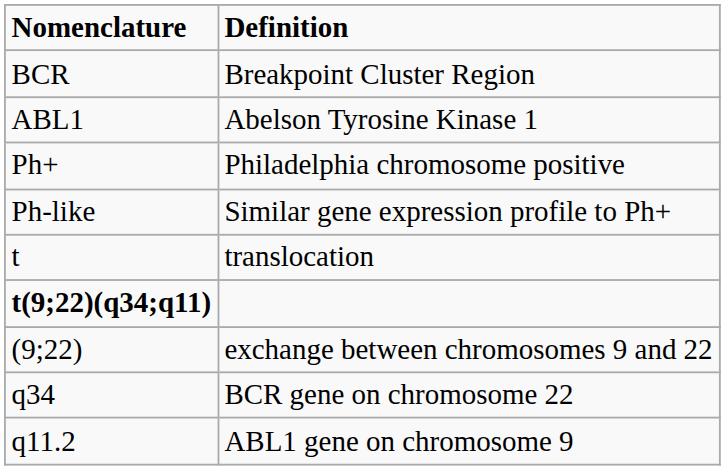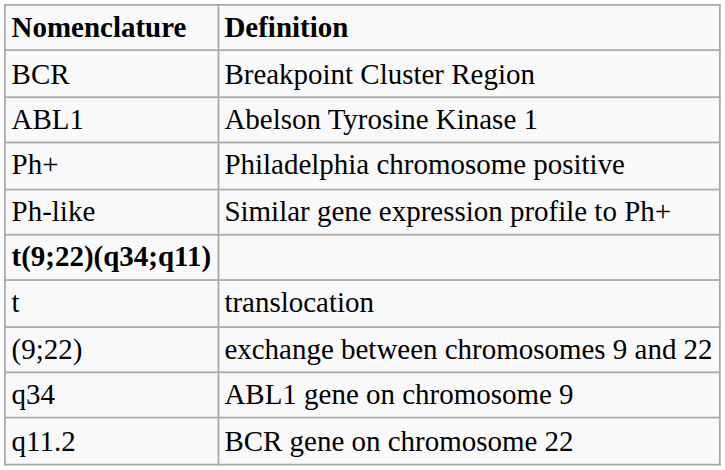rows swapped: (111, 303) <-> (16, 257)
(399, 394) BCR gene on chromosome 22 -> (399, 394) ABL1 gene on chromosome 9
(399, 440) ABL1 gene on chromosome 9 -> (399, 440) BCR gene on chromosome 22
